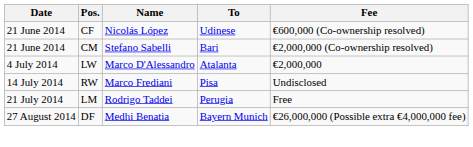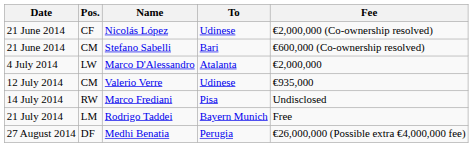(349, 30) €600,000 (Co-ownership resolved) -> (353, 30) €2,000,000 (Co-ownership resolved)
(353, 47) €2,000,000 (Co-ownership resolved) -> (349, 47) €600,000 (Co-ownership resolved)
+ row: (134, 82)
(216, 99) Perugia -> (234, 116) Bayern Munich
(234, 116) Bayern Munich -> (216, 133) Perugia
